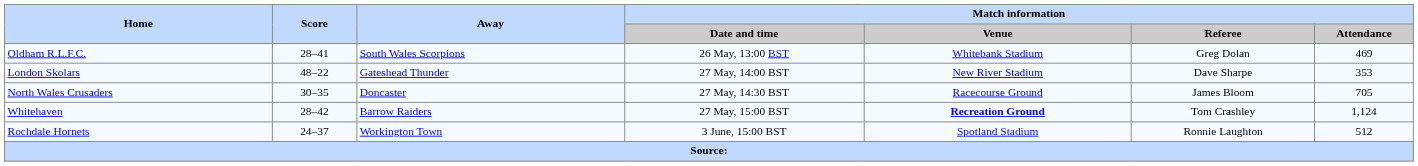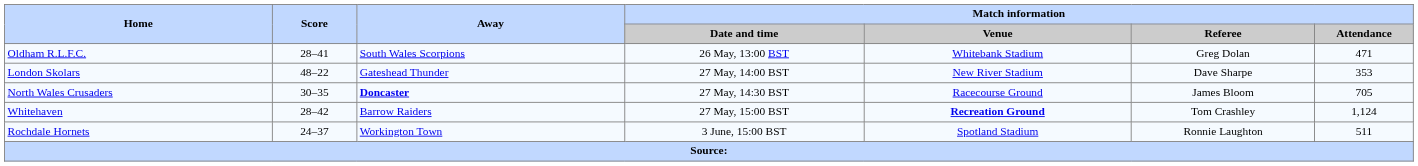(1364, 53) 469 -> (1364, 53) 471
(383, 92) normal -> (384, 92) bold
(1364, 131) 512 -> (1364, 131) 511
